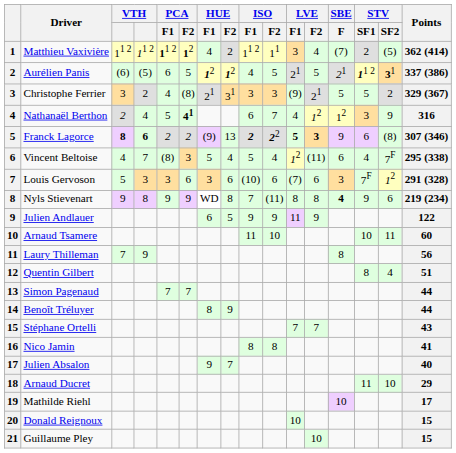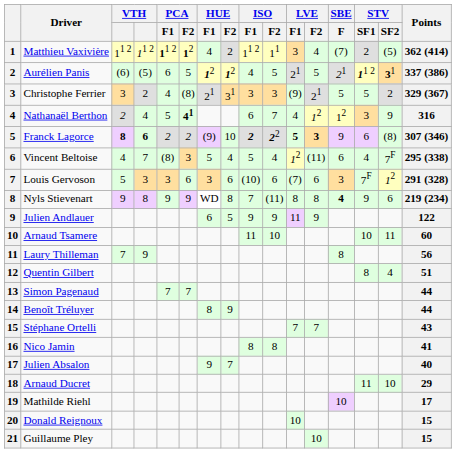(230, 136) 13 -> (230, 136) 10
